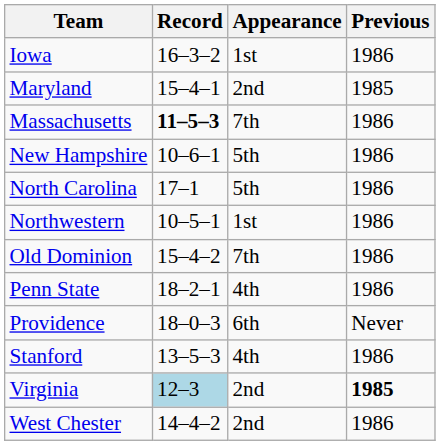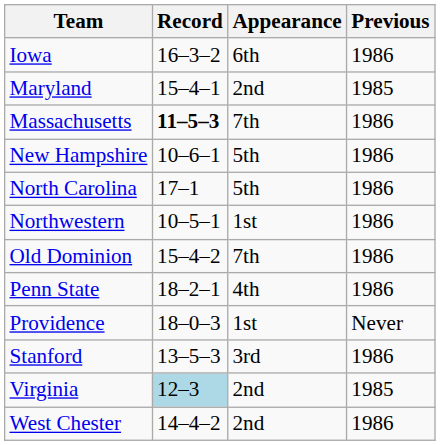(245, 54) 1st -> (246, 54) 6th
(246, 322) 6th -> (245, 322) 1st
(246, 356) 4th -> (247, 356) 3rd
(372, 389) bold -> (372, 389) normal
